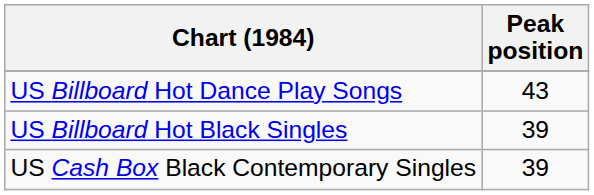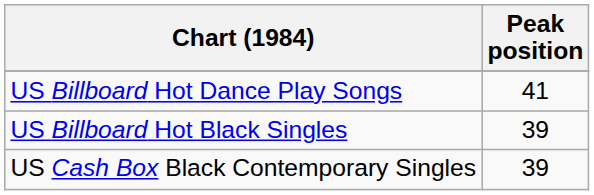(535, 90) 43 -> (535, 90) 41
